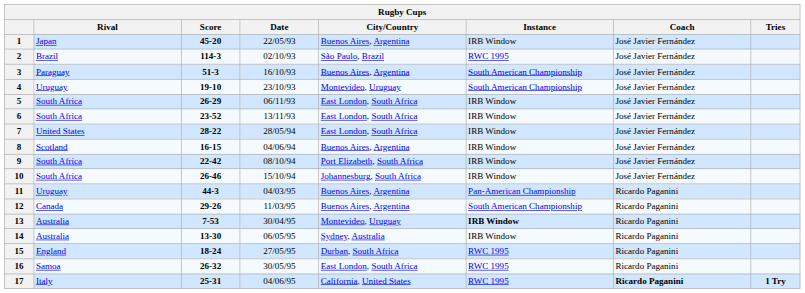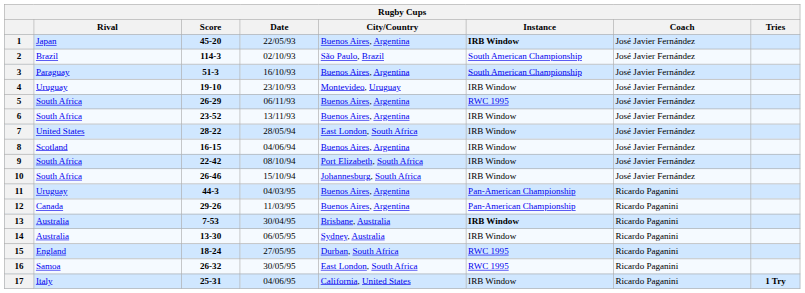(492, 42) normal -> (494, 42) bold
(488, 57) RWC 1995 -> (525, 57) South American Championship
(525, 87) South American Championship -> (492, 87) IRB Window
(369, 102) East London, South Africa -> (365, 102) Buenos Aires, Argentina
(492, 102) IRB Window -> (488, 102) RWC 1995
(369, 117) East London, South Africa -> (365, 117) Buenos Aires, Argentina
(525, 206) South American Championship -> (522, 206) Pan-American Championship
(361, 221) Montevideo, Uruguay -> (356, 221) Brisbane, Australia
(488, 281) RWC 1995 -> (492, 281) IRB Window
(649, 281) bold -> (647, 281) normal
